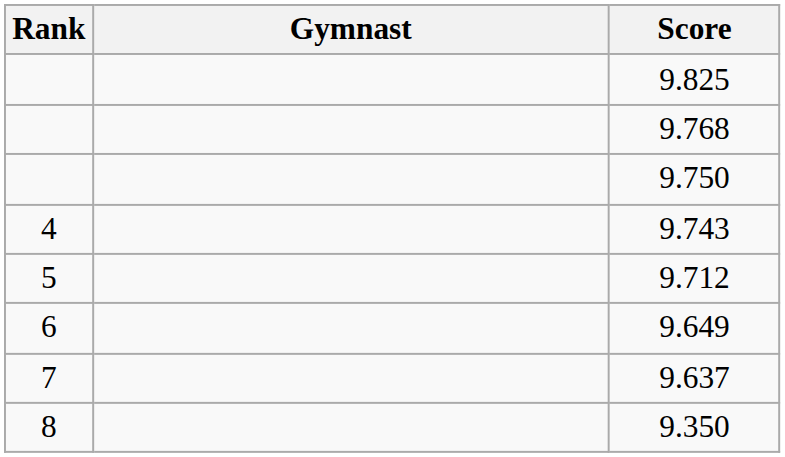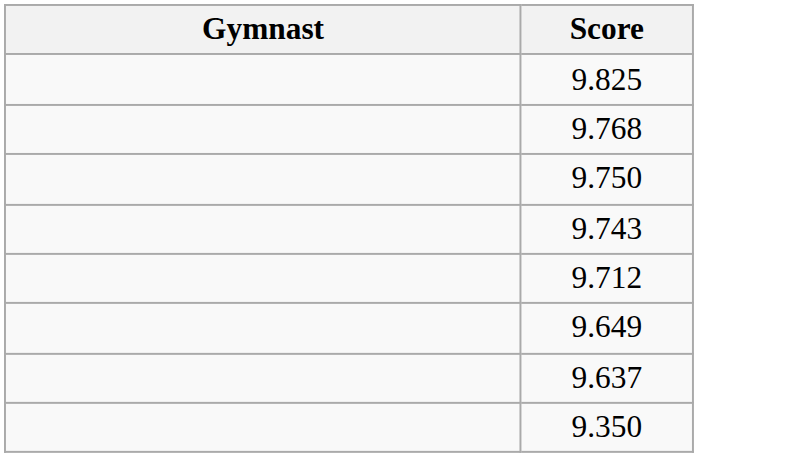- column: (49, 29)
